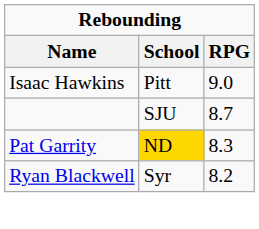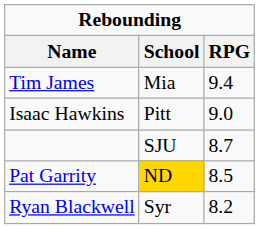+ row: (52, 82)
(221, 144) 8.3 -> (221, 176) 8.5
